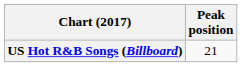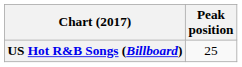(211, 51) 21 -> (211, 51) 25
